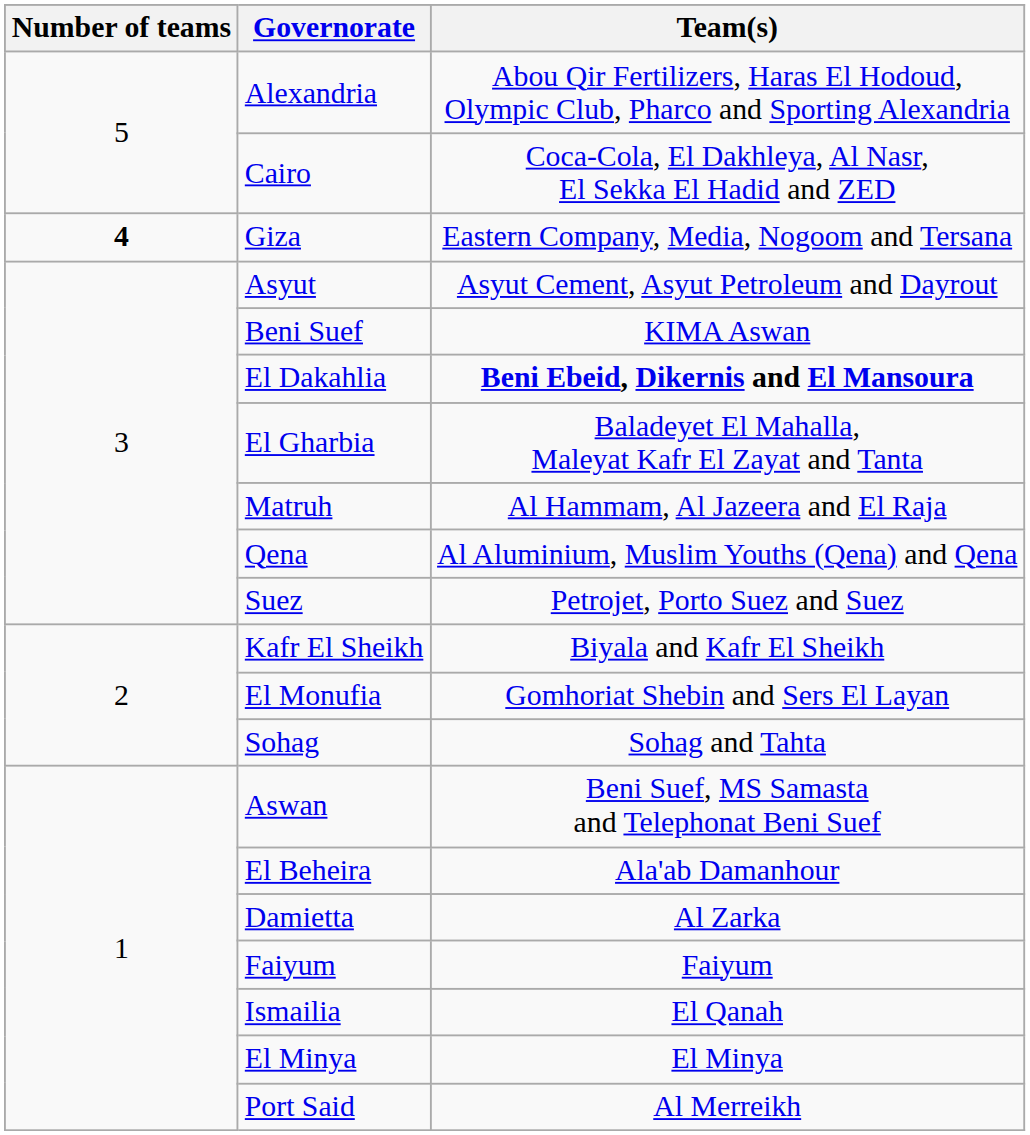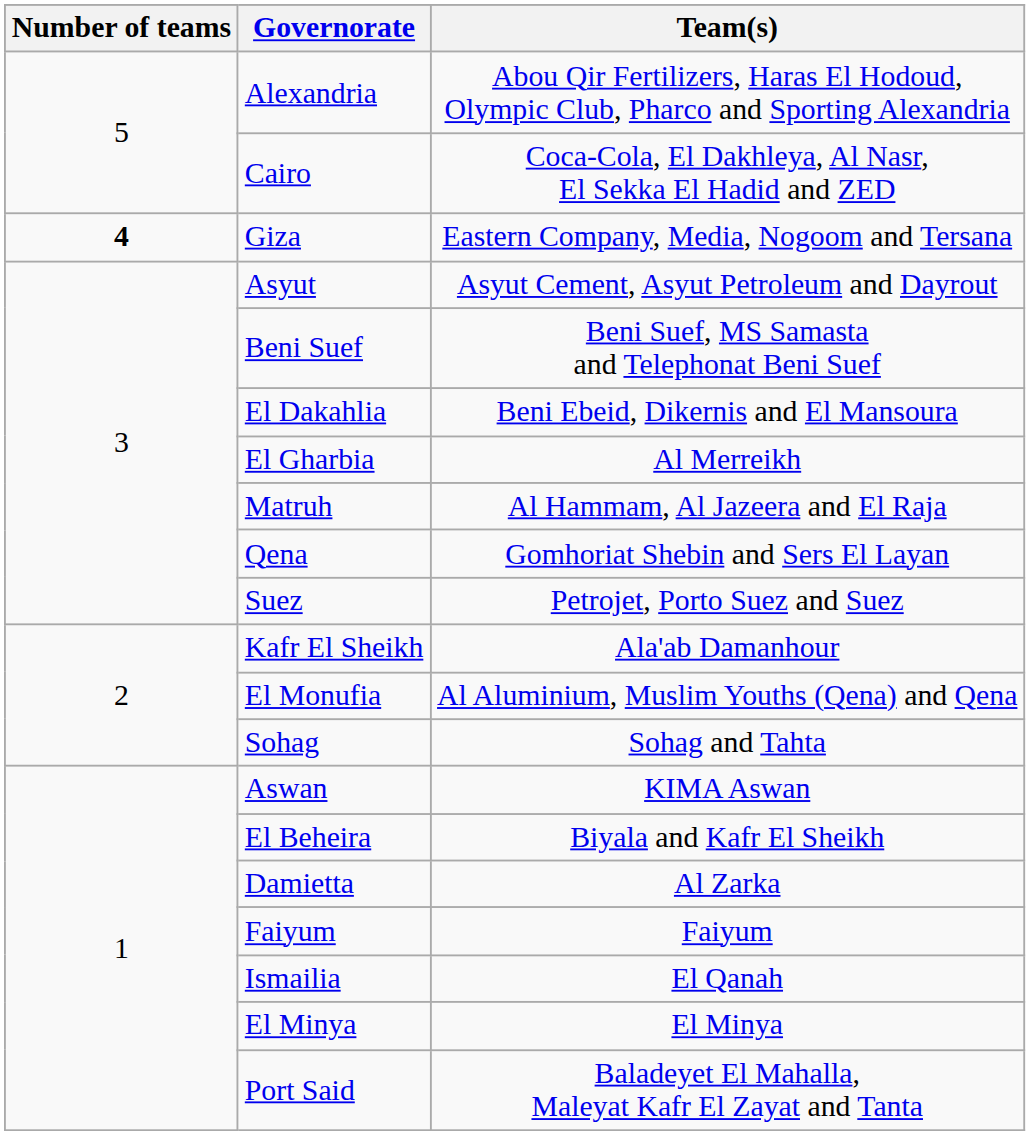(727, 331) KIMA Aswan -> (727, 347) Beni Suef, MS Samasta and Telephonat Beni Suef
(727, 378) bold -> (727, 411) normal
(727, 442) Baladeyet El Mahalla, Maleyat Kafr El Zayat and Tanta -> (727, 458) Al Merreikh
(727, 553) Al Aluminium, Muslim Youths (Qena) and Qena -> (727, 553) Gomhoriat Shebin and Sers El Layan
(727, 647) Biyala and Kafr El Sheikh -> (727, 647) Ala'ab Damanhour
(727, 694) Gomhoriat Shebin and Sers El Layan -> (727, 694) Al Aluminium, Muslim Youths (Qena) and Qena
(727, 806) Beni Suef, MS Samasta and Telephonat Beni Suef -> (727, 789) KIMA Aswan
(727, 869) Ala'ab Damanhour -> (727, 836) Biyala and Kafr El Sheikh
(727, 1105) Al Merreikh -> (727, 1089) Baladeyet El Mahalla, Maleyat Kafr El Zayat and Tanta
